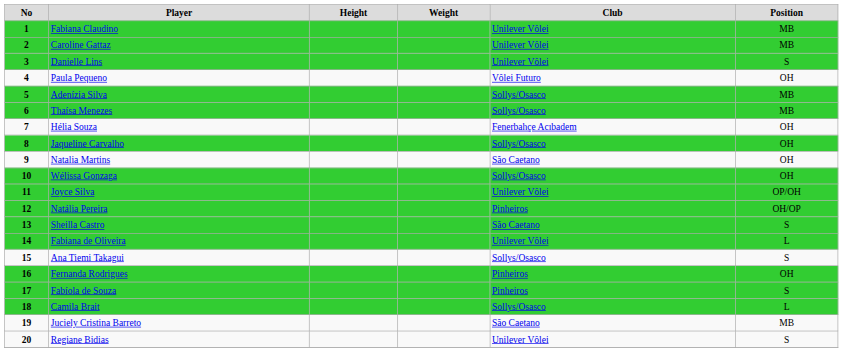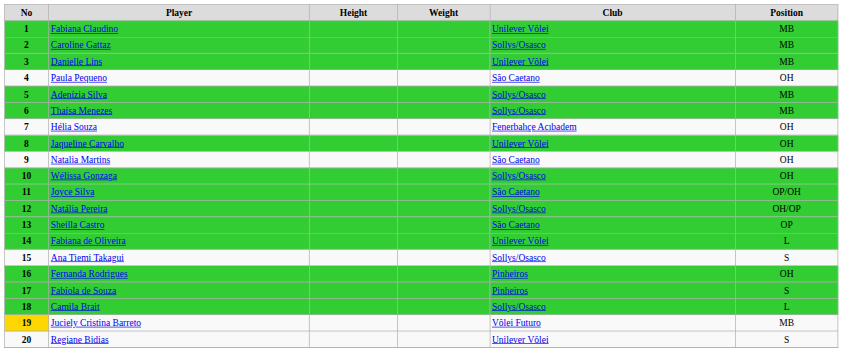(520, 45) Unilever Vôlei -> (519, 45) Sollys/Osasco
(787, 62) S -> (787, 62) MB
(516, 78) Vôlei Futuro -> (516, 78) São Caetano
(519, 143) Sollys/Osasco -> (520, 143) Unilever Vôlei
(520, 192) Unilever Vôlei -> (516, 192) São Caetano
(510, 209) Pinheiros -> (519, 209) Sollys/Osasco
(787, 225) S -> (787, 225) OP
(26, 323) no background -> (26, 323) gold background
(516, 323) São Caetano -> (516, 323) Vôlei Futuro
